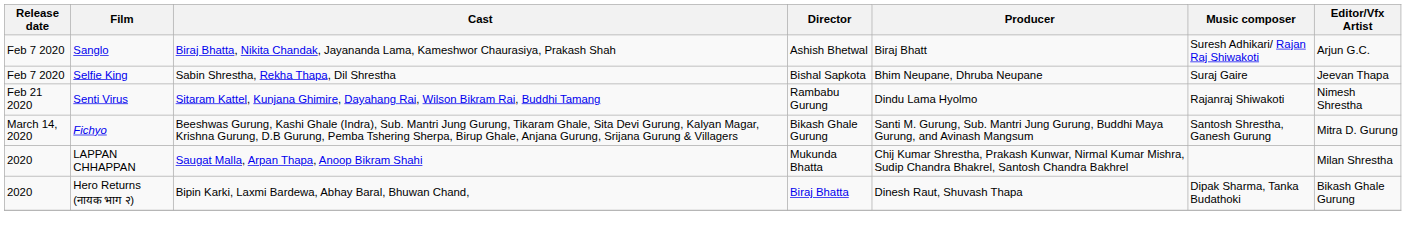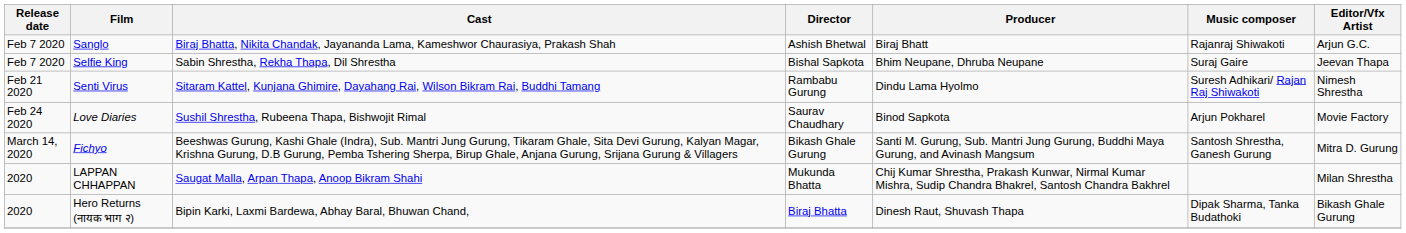(1248, 50) Suresh Adhikari/ Rajan Raj Shiwakoti -> (1238, 44) Rajanraj Shiwakoti
(1237, 99) Rajanraj Shiwakoti -> (1248, 86) Suresh Adhikari/ Rajan Raj Shiwakoti
+ row: (105, 117)
